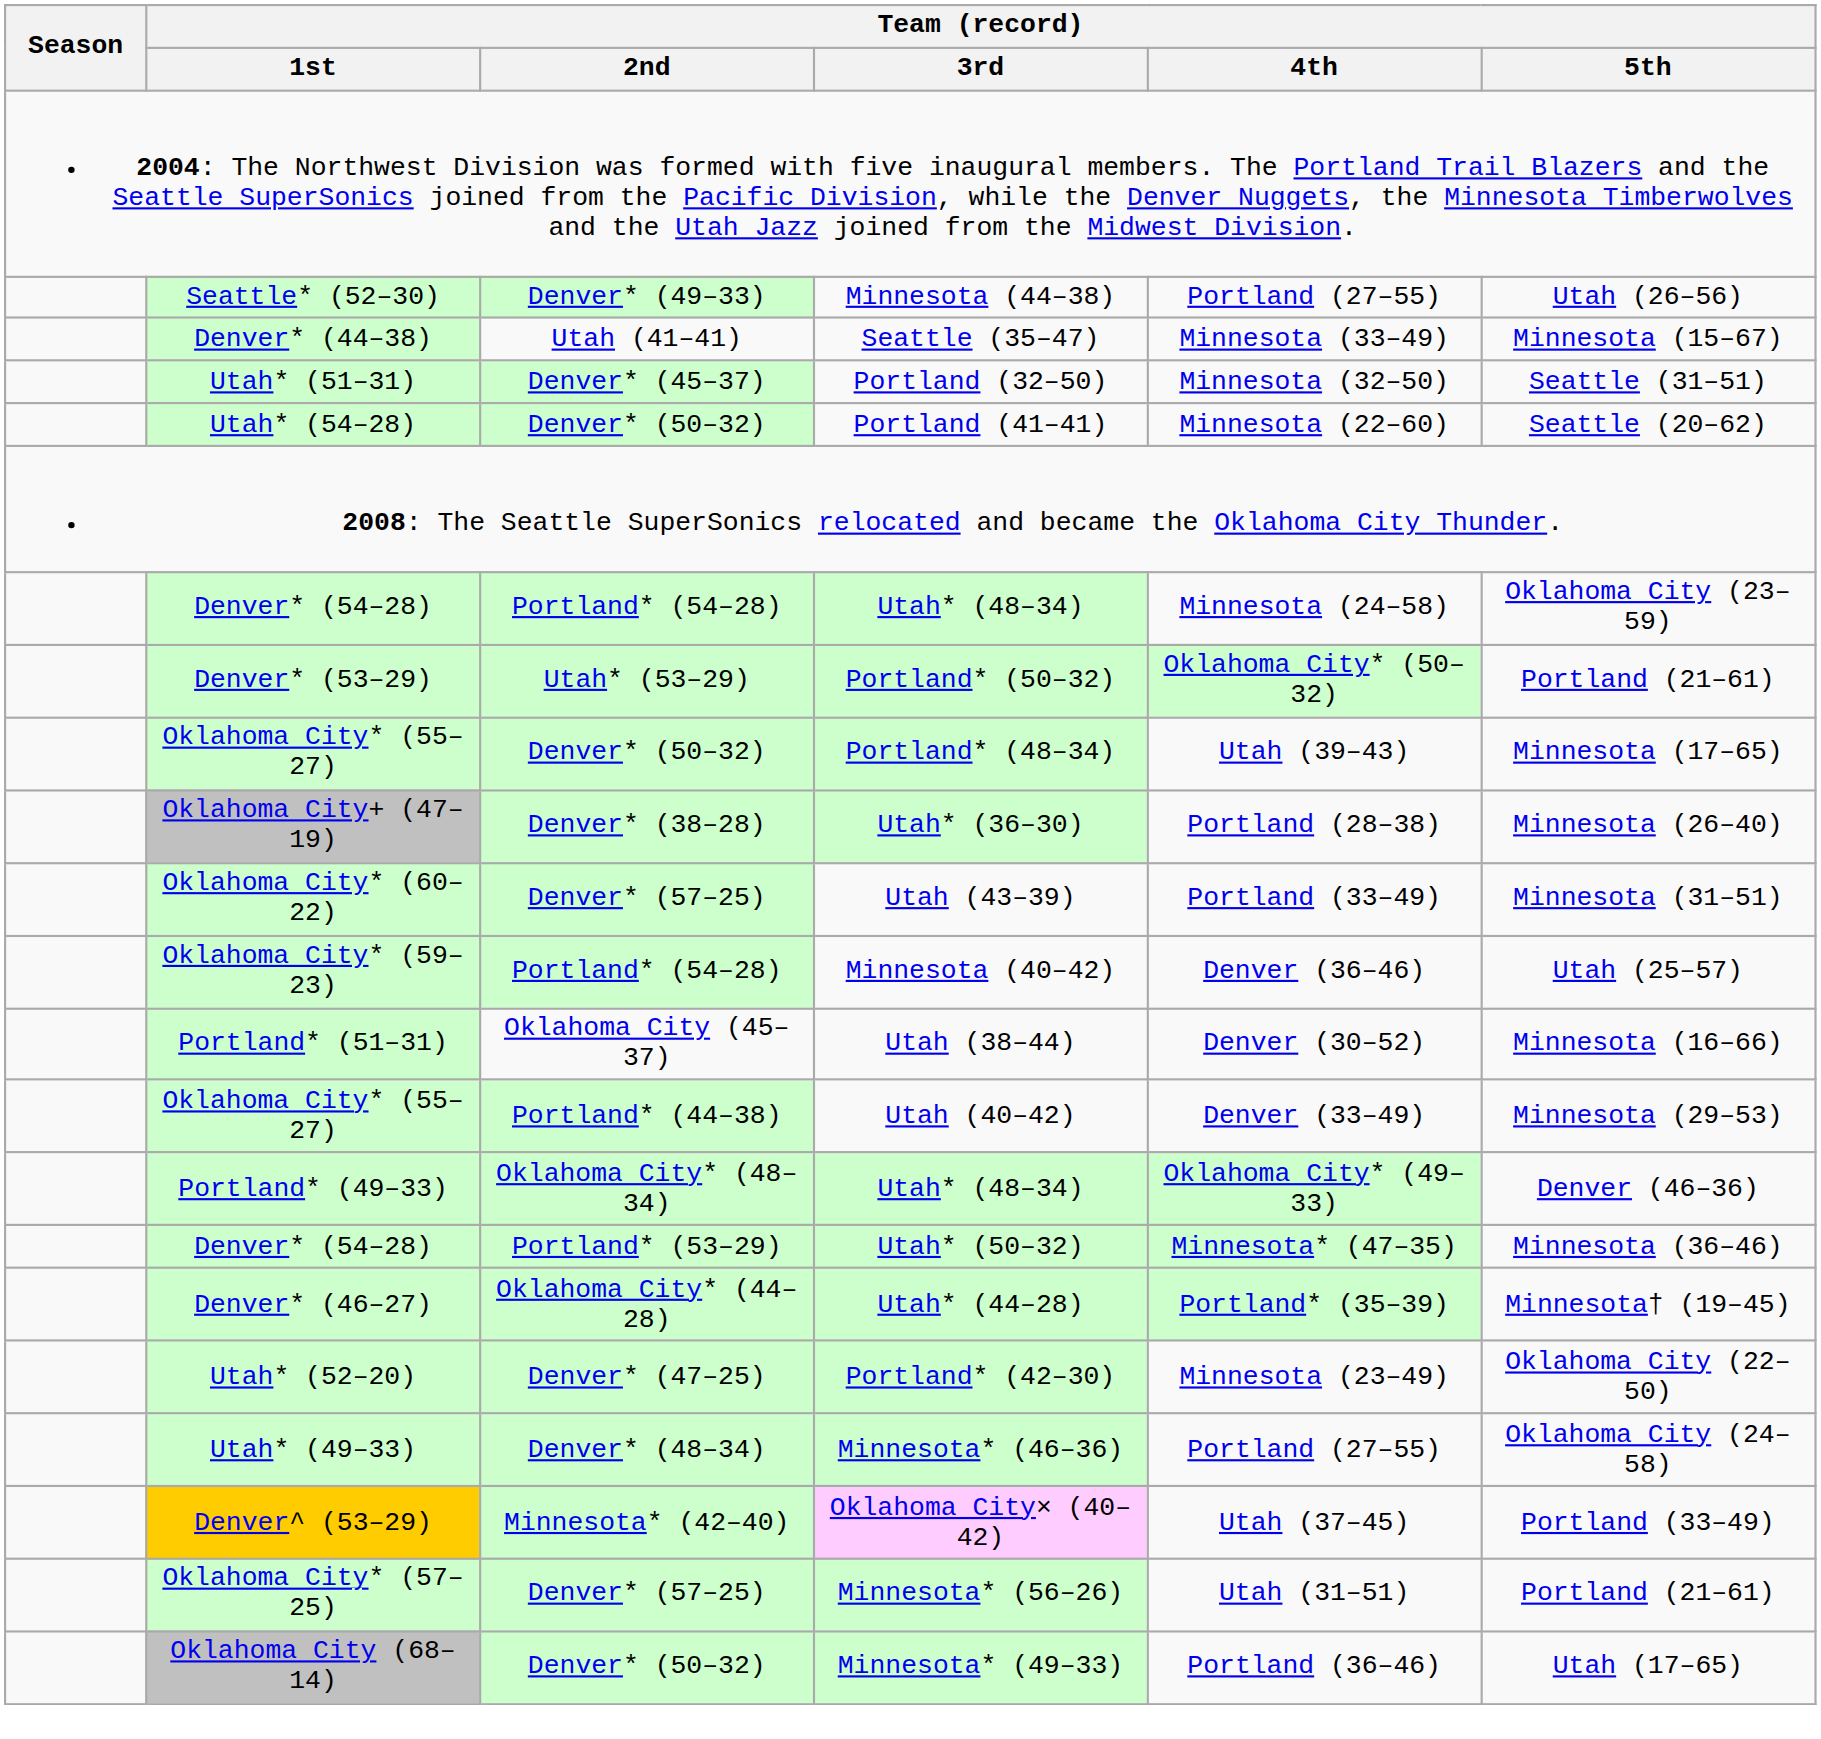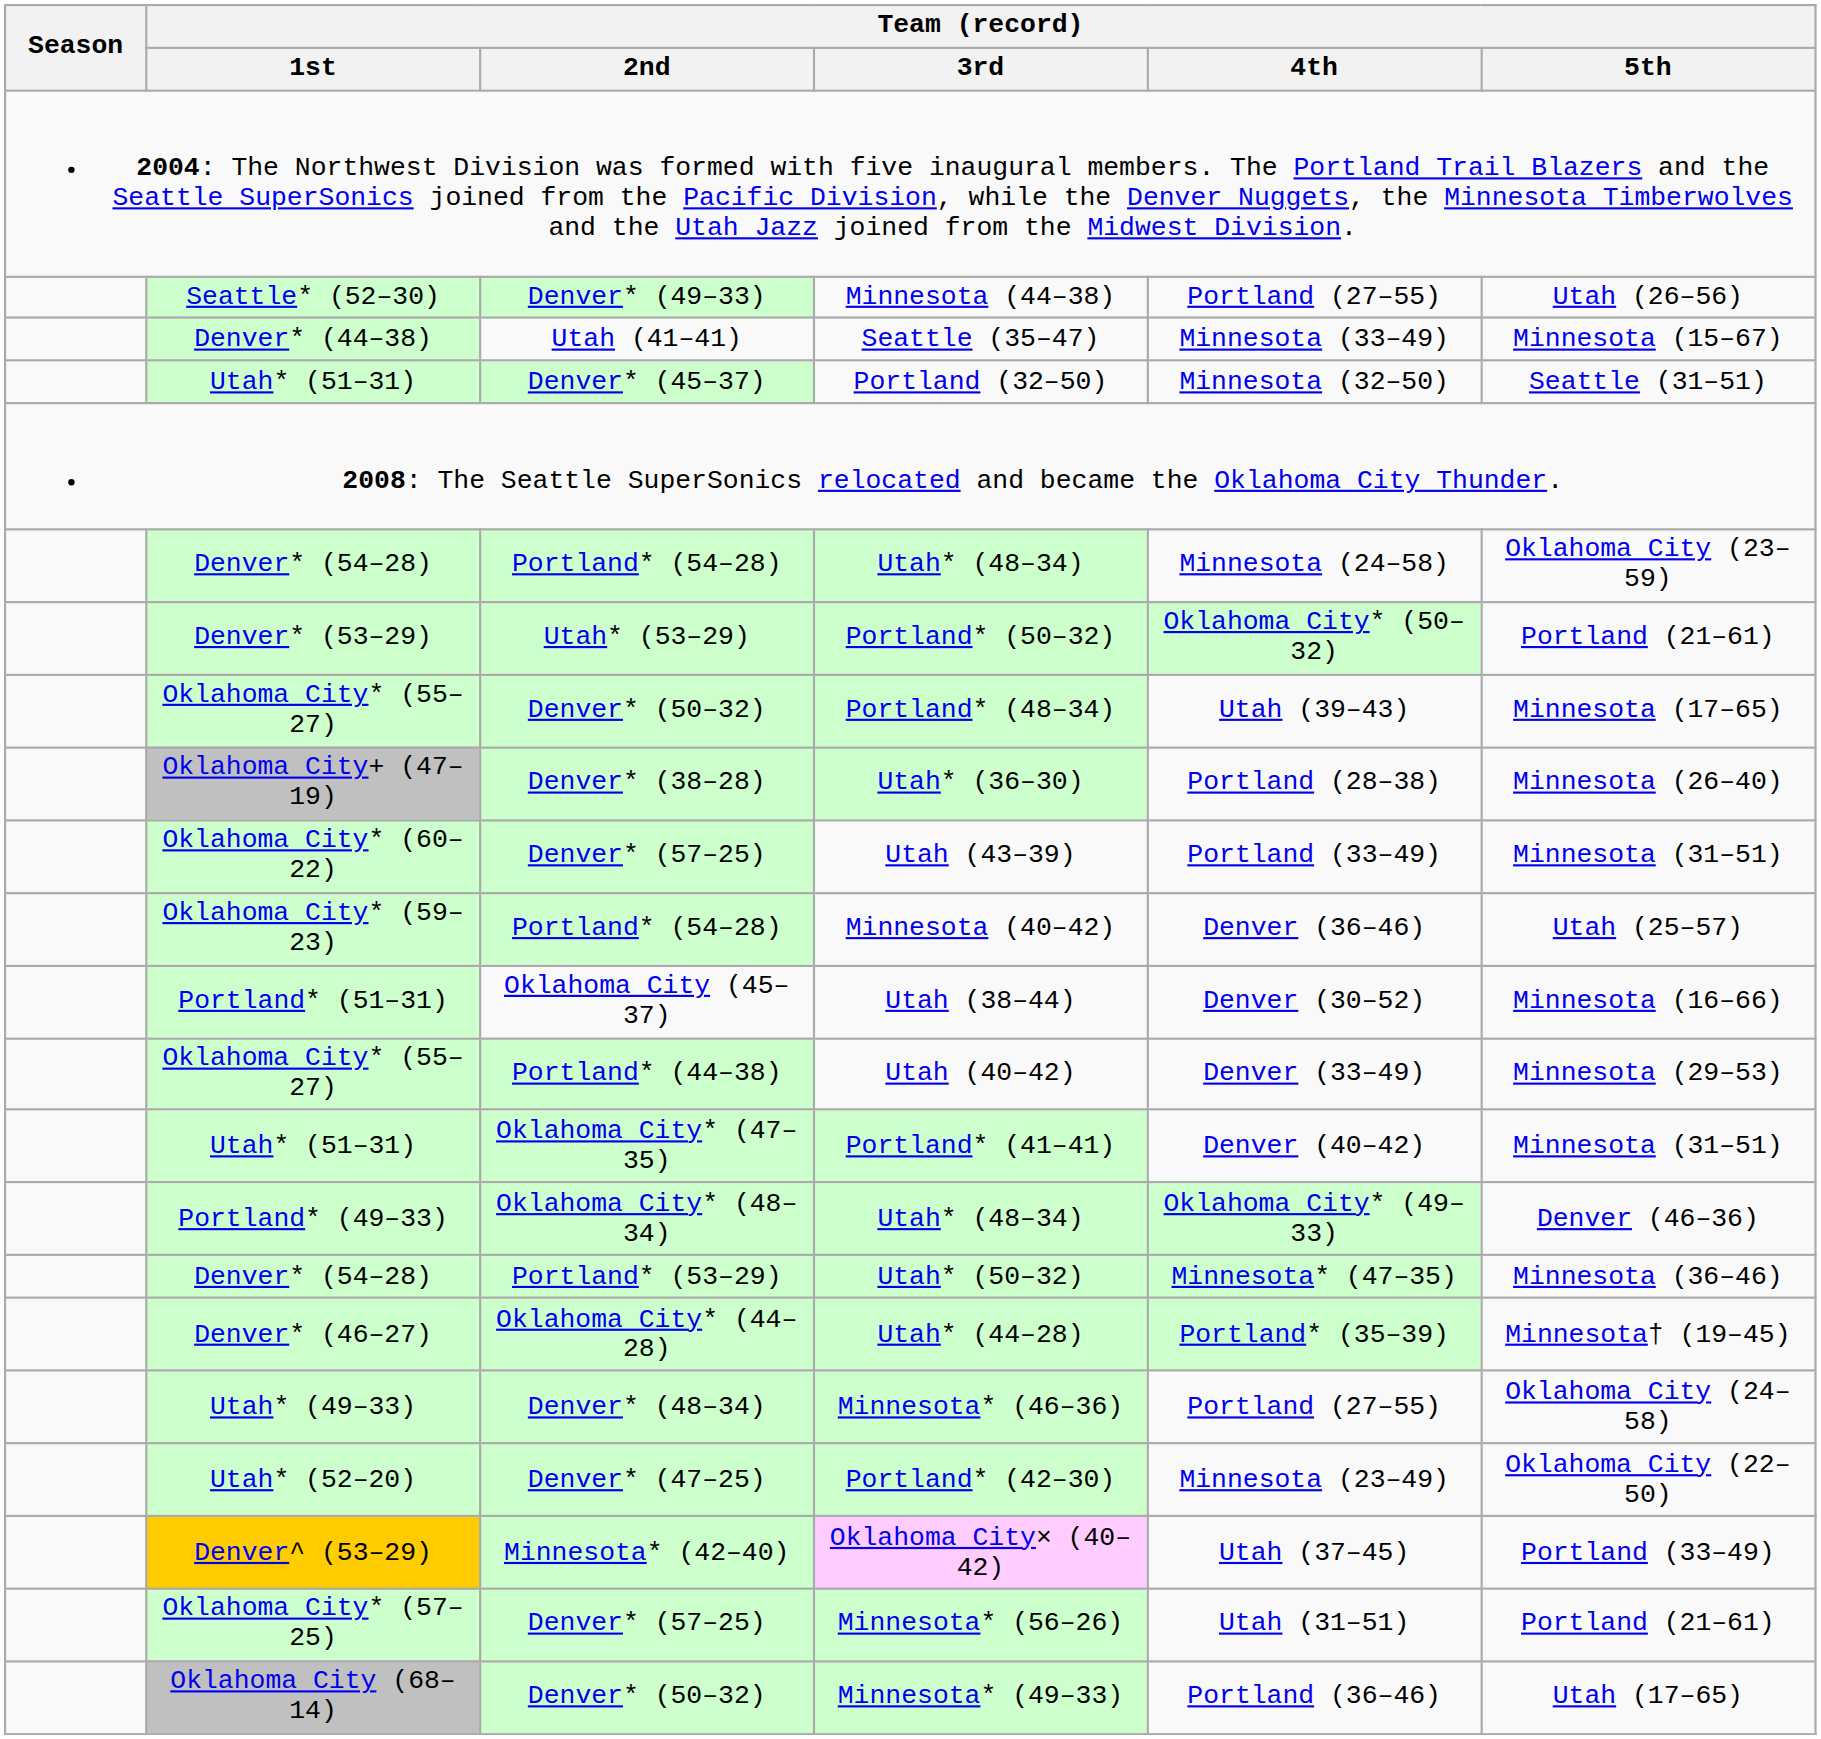- row: (313, 425)
+ row: (313, 1147)
rows swapped: (313, 1377) <-> (313, 1450)
